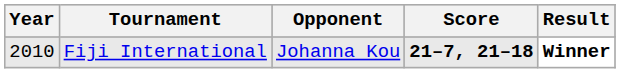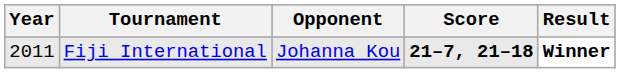(32, 52) 2010 -> (32, 52) 2011
